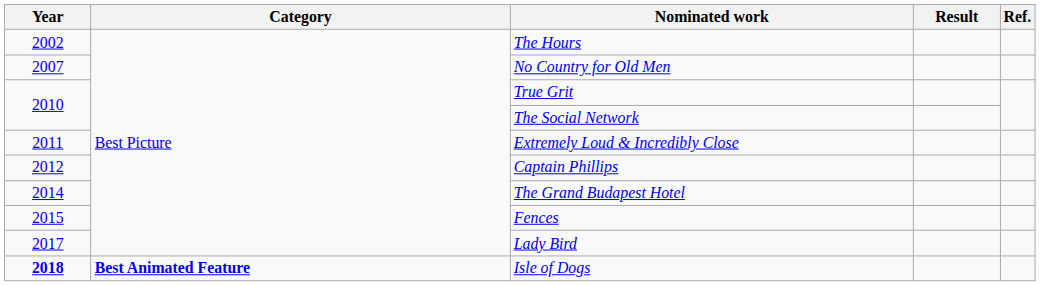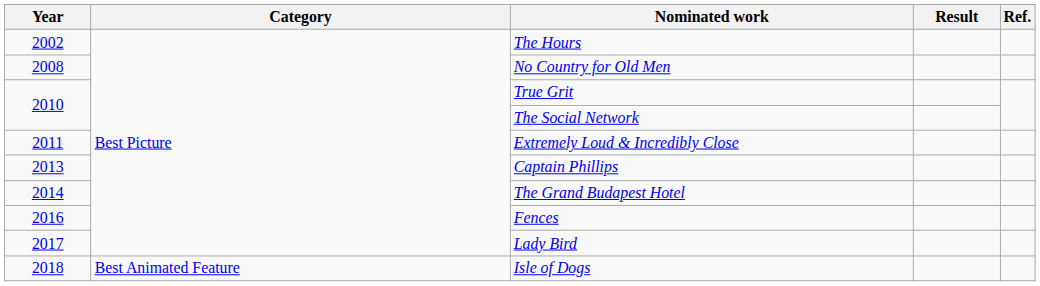(48, 67) 2007 -> (48, 67) 2008
(48, 167) 2012 -> (48, 167) 2013
(48, 218) 2015 -> (48, 218) 2016
(48, 268) bold -> (48, 268) normal
(172, 268) bold -> (167, 268) normal
